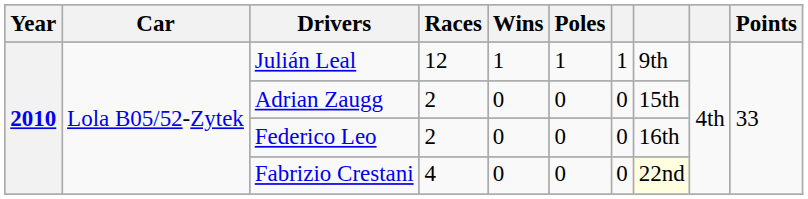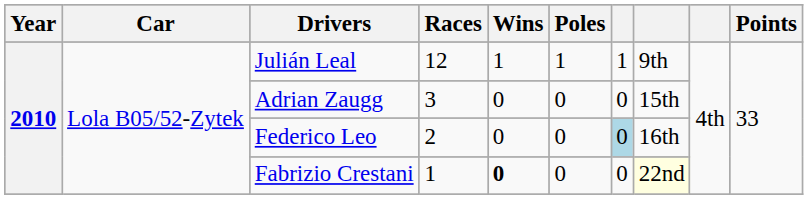(430, 98) 2 -> (430, 98) 3
(622, 136) no background -> (622, 136) lightblue background
(430, 174) 4 -> (430, 174) 1
(499, 174) normal -> (499, 174) bold
